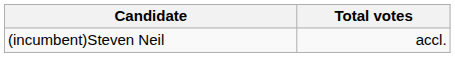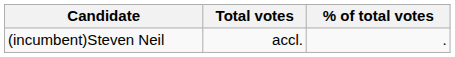+ column: (378, 16)
